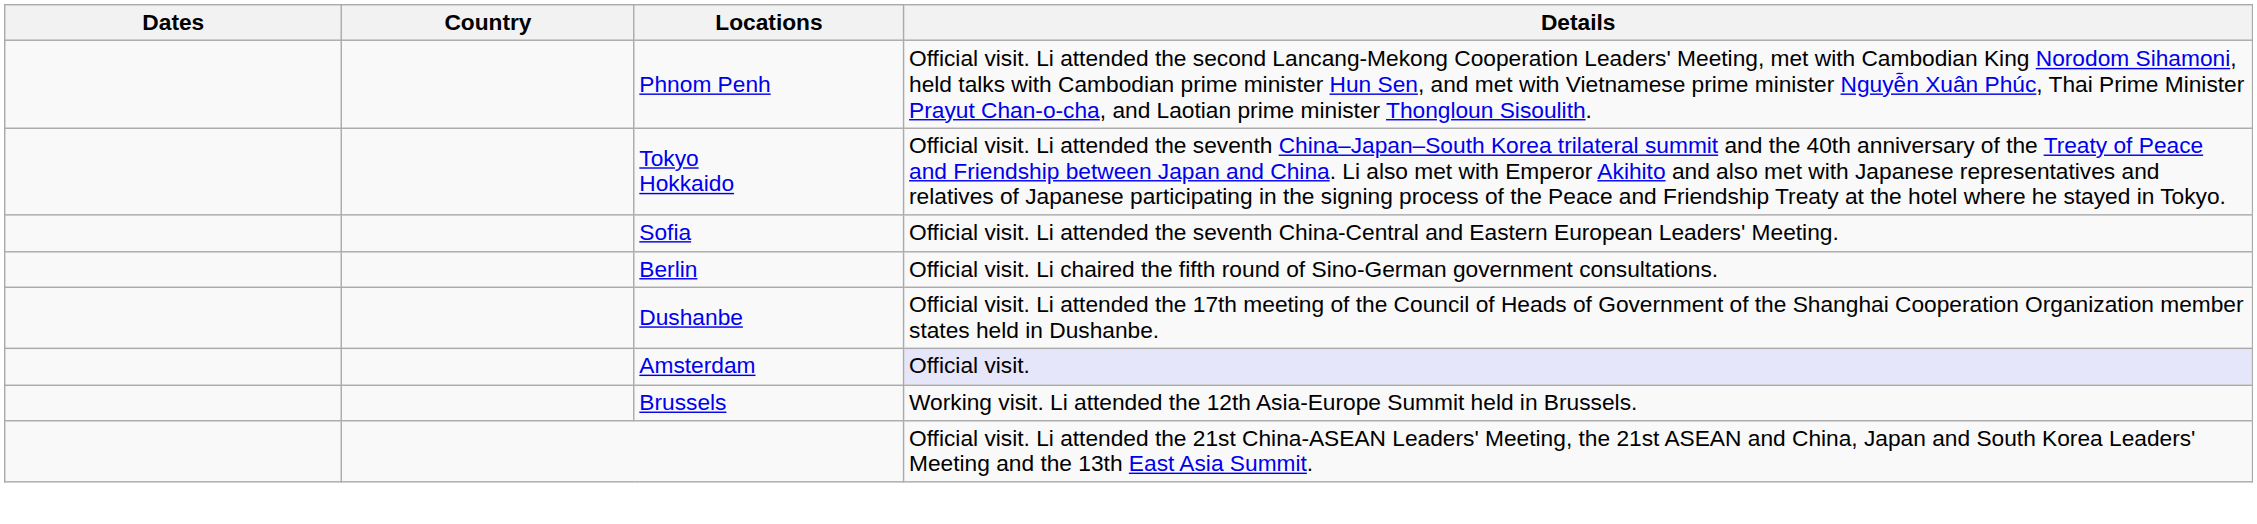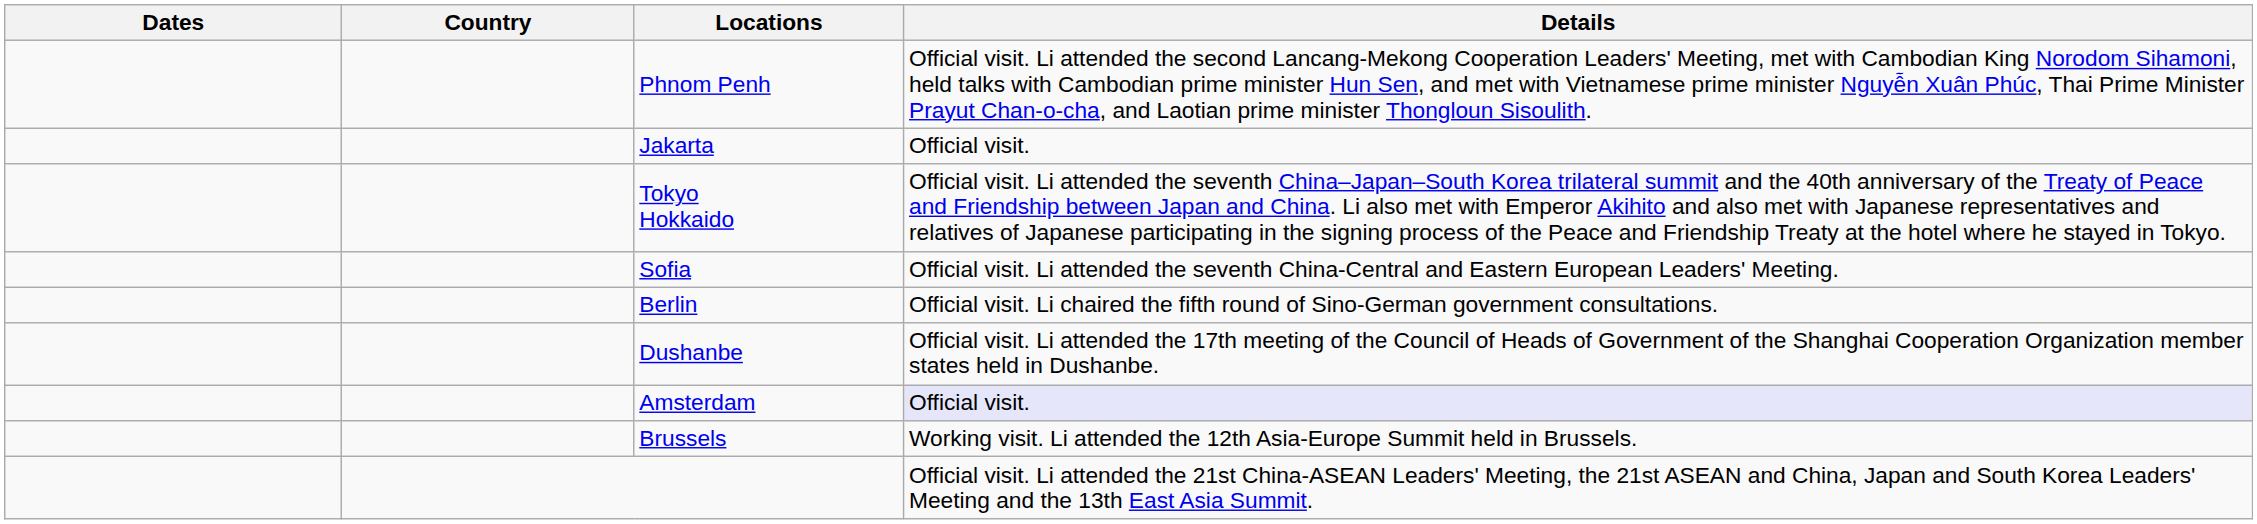+ row: (677, 145)
